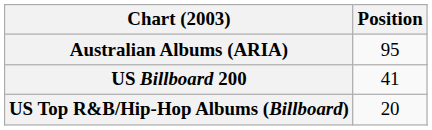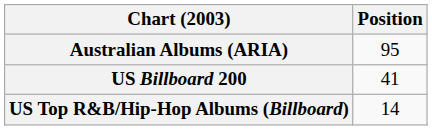(390, 109) 20 -> (390, 109) 14
